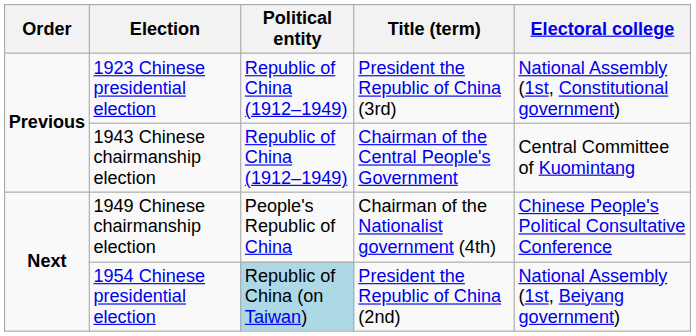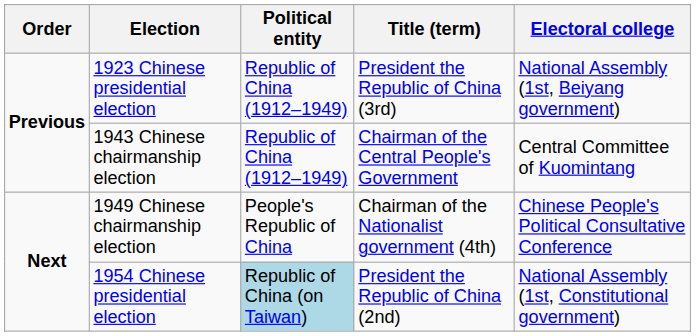(593, 88) National Assembly (1st, Constitutional government) -> (593, 88) National Assembly (1st, Beiyang government)
(593, 296) National Assembly (1st, Beiyang government) -> (593, 296) National Assembly (1st, Constitutional government)
